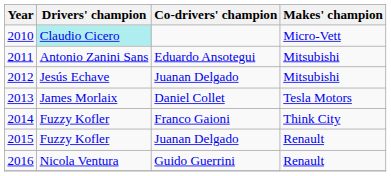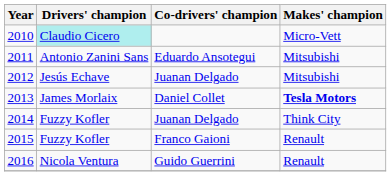(318, 98) normal -> (320, 98) bold
(192, 118) Franco Gaioni -> (196, 118) Juanan Delgado
(196, 139) Juanan Delgado -> (192, 139) Franco Gaioni
